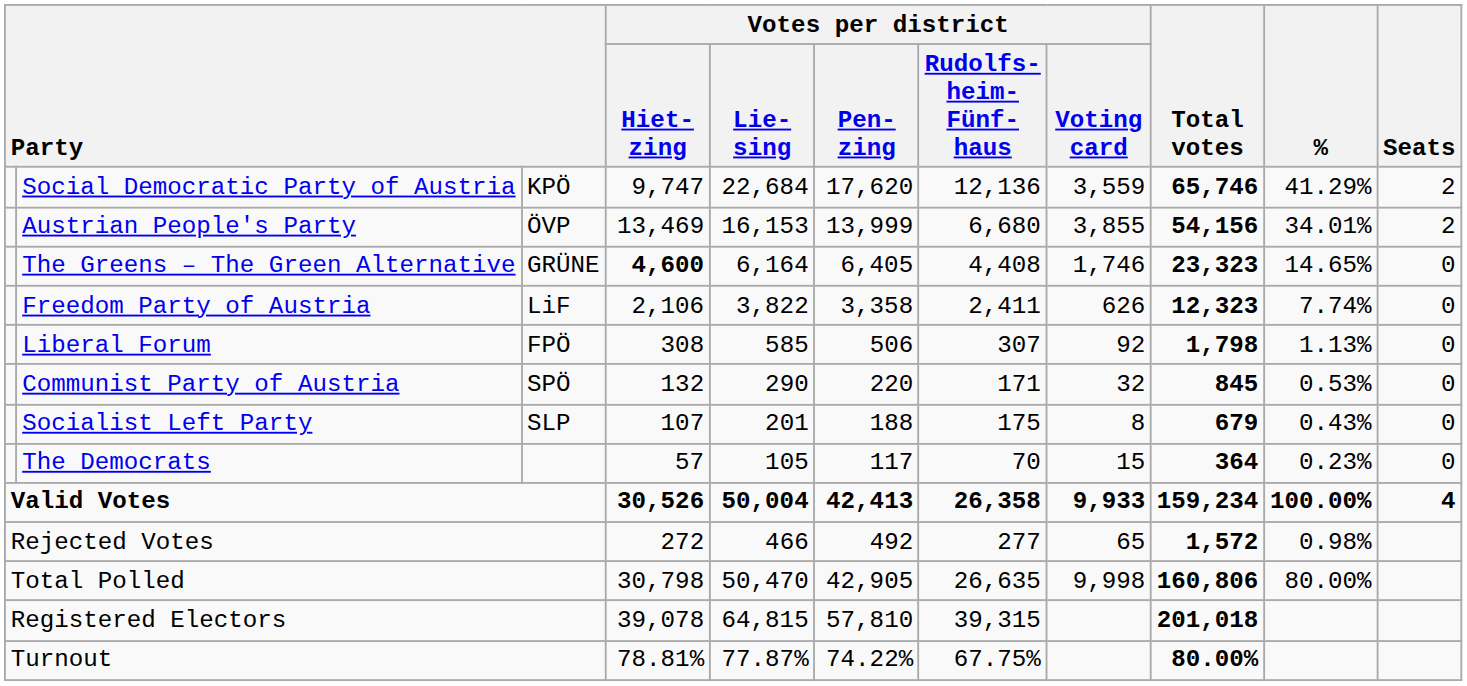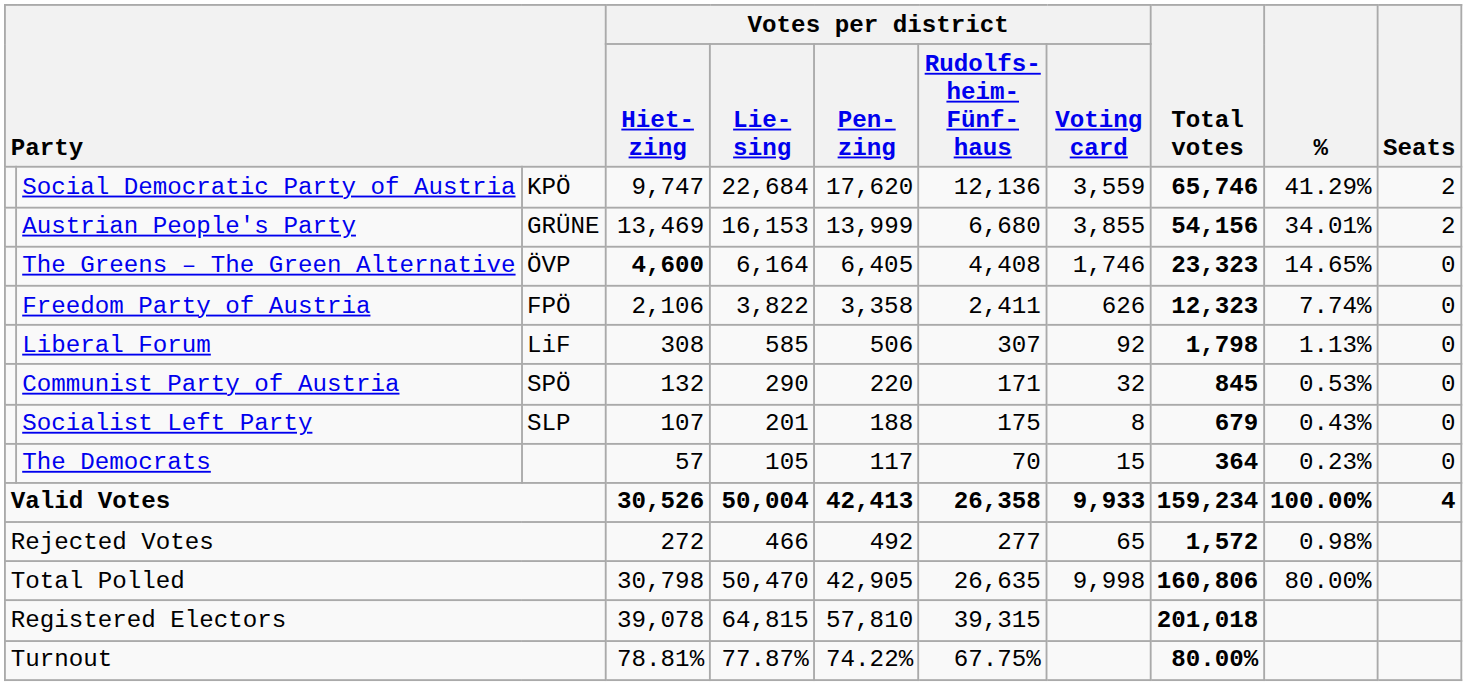(549, 227) ÖVP -> (563, 227) GRÜNE
(563, 266) GRÜNE -> (549, 266) ÖVP
(549, 305) LiF -> (549, 305) FPÖ
(549, 345) FPÖ -> (549, 345) LiF
